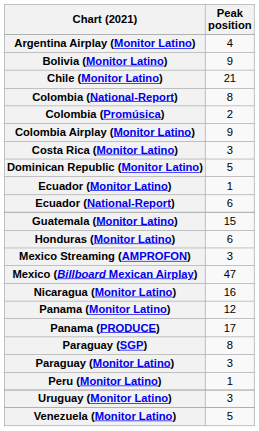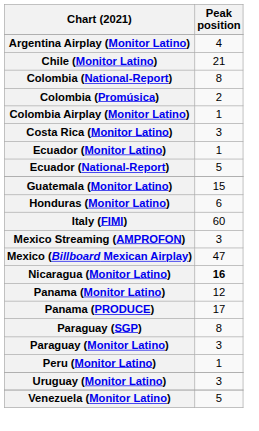- row: (105, 61)
(230, 132) 9 -> (219, 114) 1
- row: (105, 168)
(230, 203) 6 -> (219, 168) 5
+ row: (99, 221)
(230, 292) normal -> (219, 274) bold
